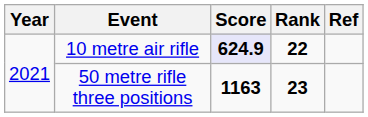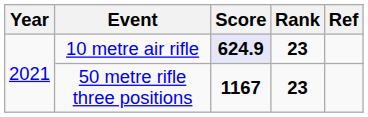(298, 49) 22 -> (298, 49) 23
(241, 88) 1163 -> (241, 88) 1167
